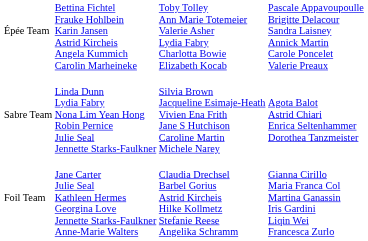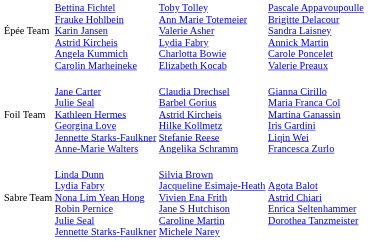rows swapped: (25, 197) <-> (28, 114)
